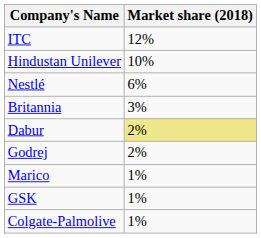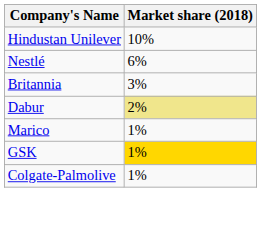- row: (19, 38)
- row: (28, 152)
(137, 198) no background -> (137, 152) gold background
